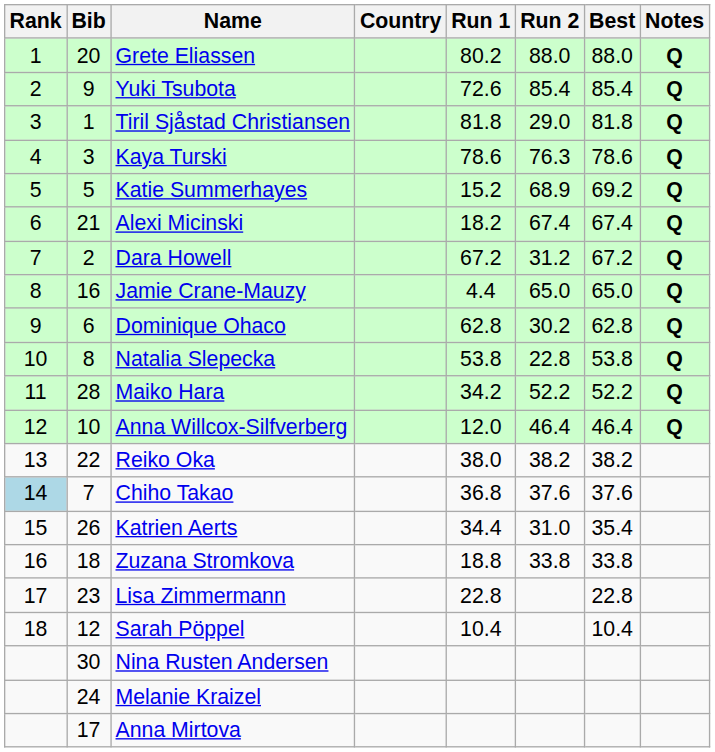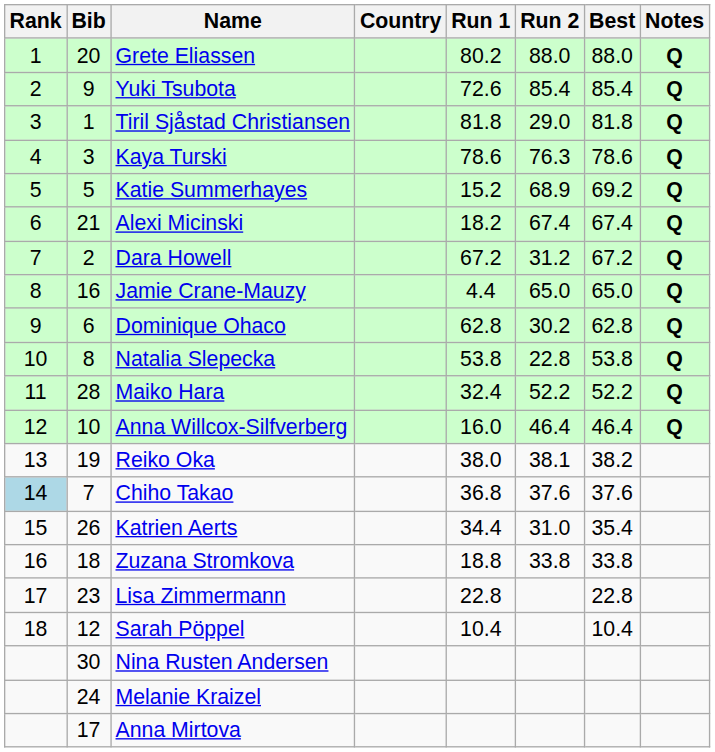(481, 392) 34.2 -> (481, 392) 32.4
(481, 426) 12.0 -> (481, 426) 16.0
(89, 460) 22 -> (89, 460) 19
(550, 460) 38.2 -> (550, 460) 38.1
